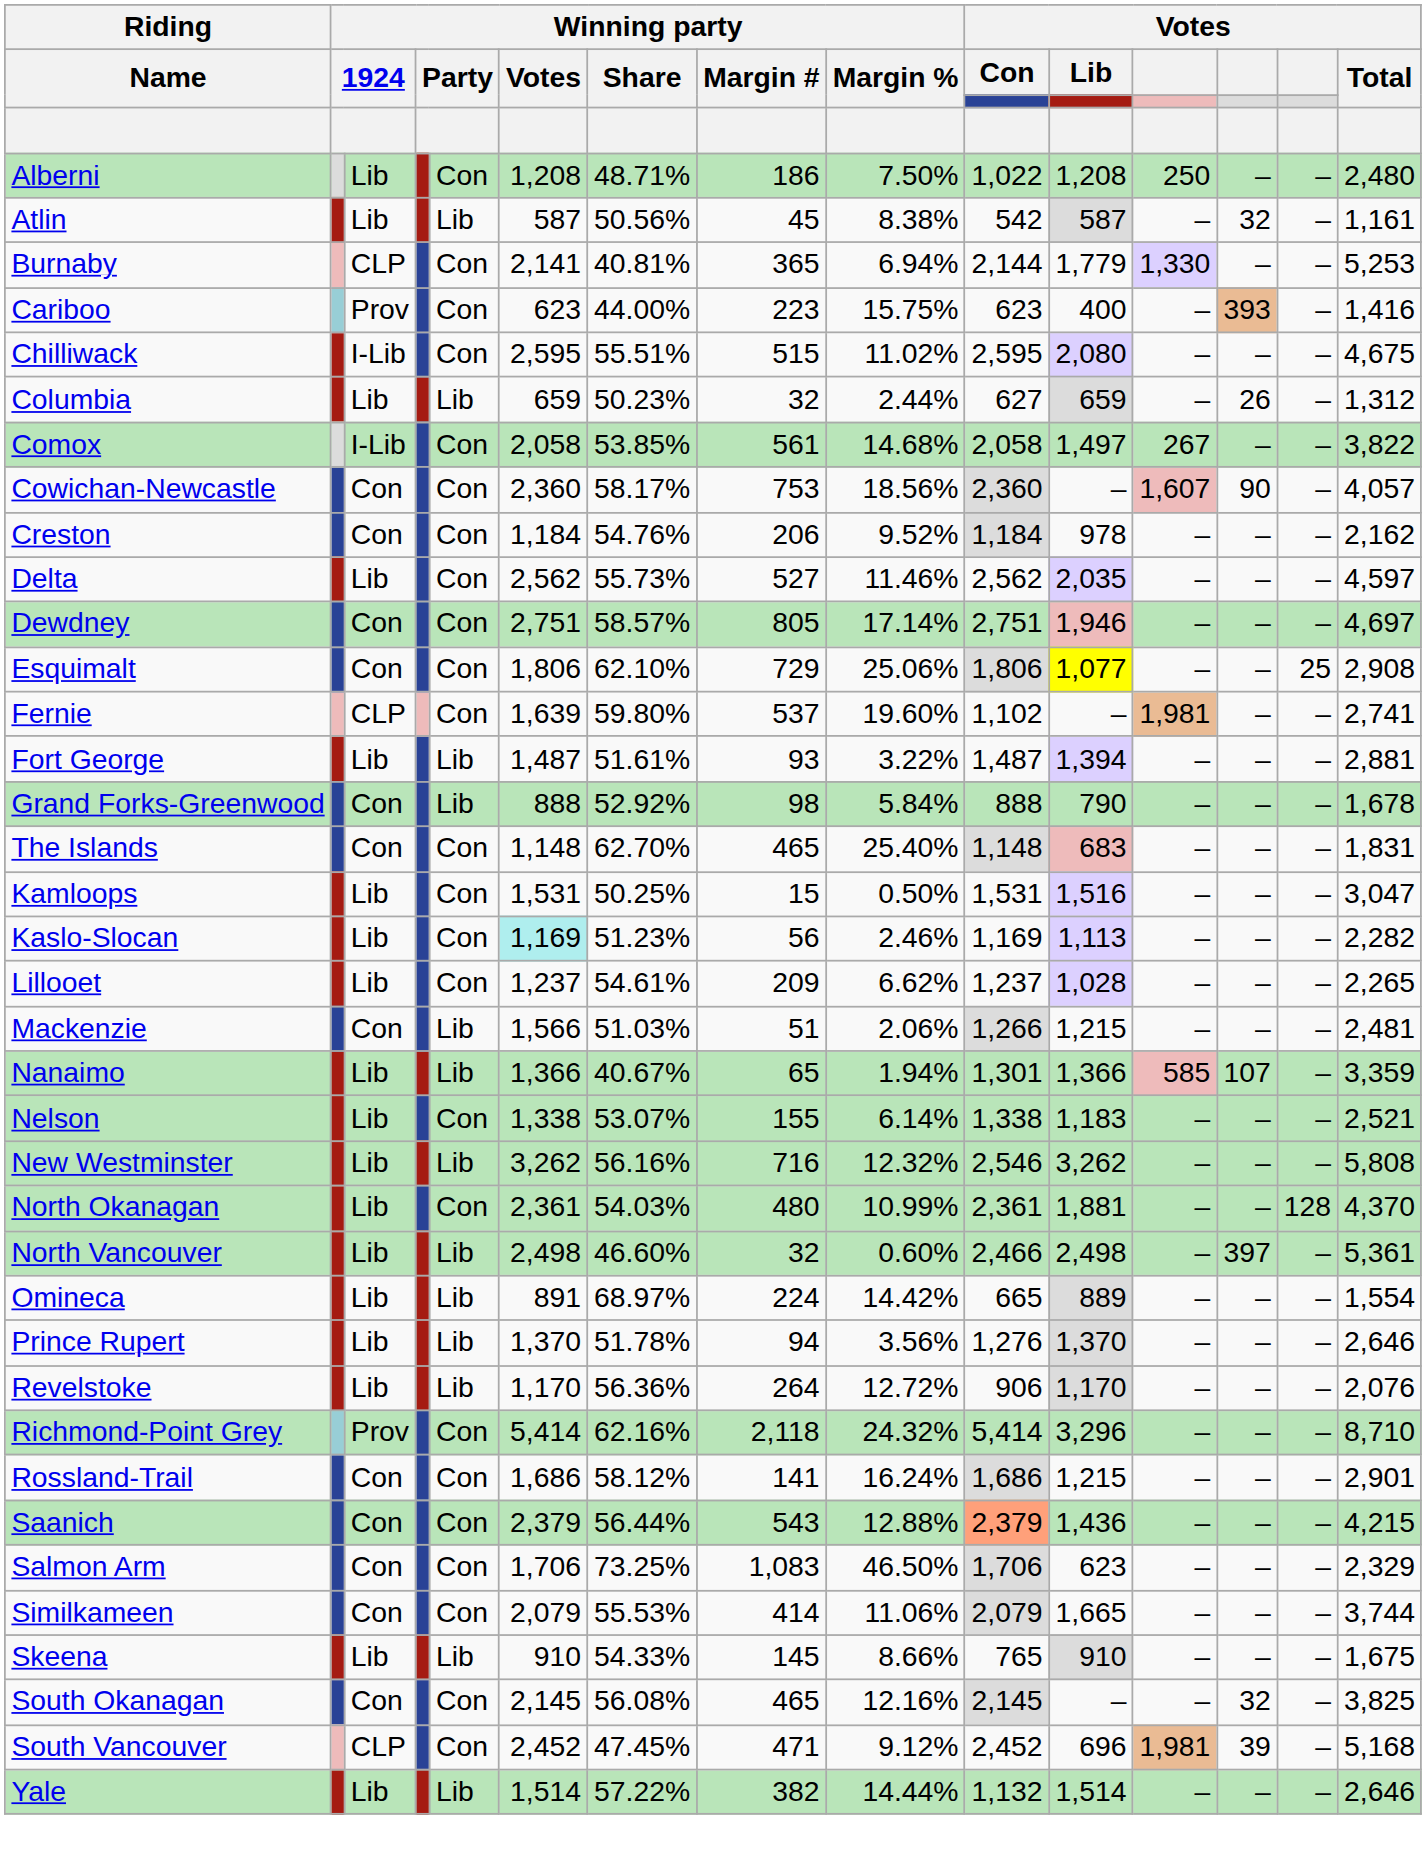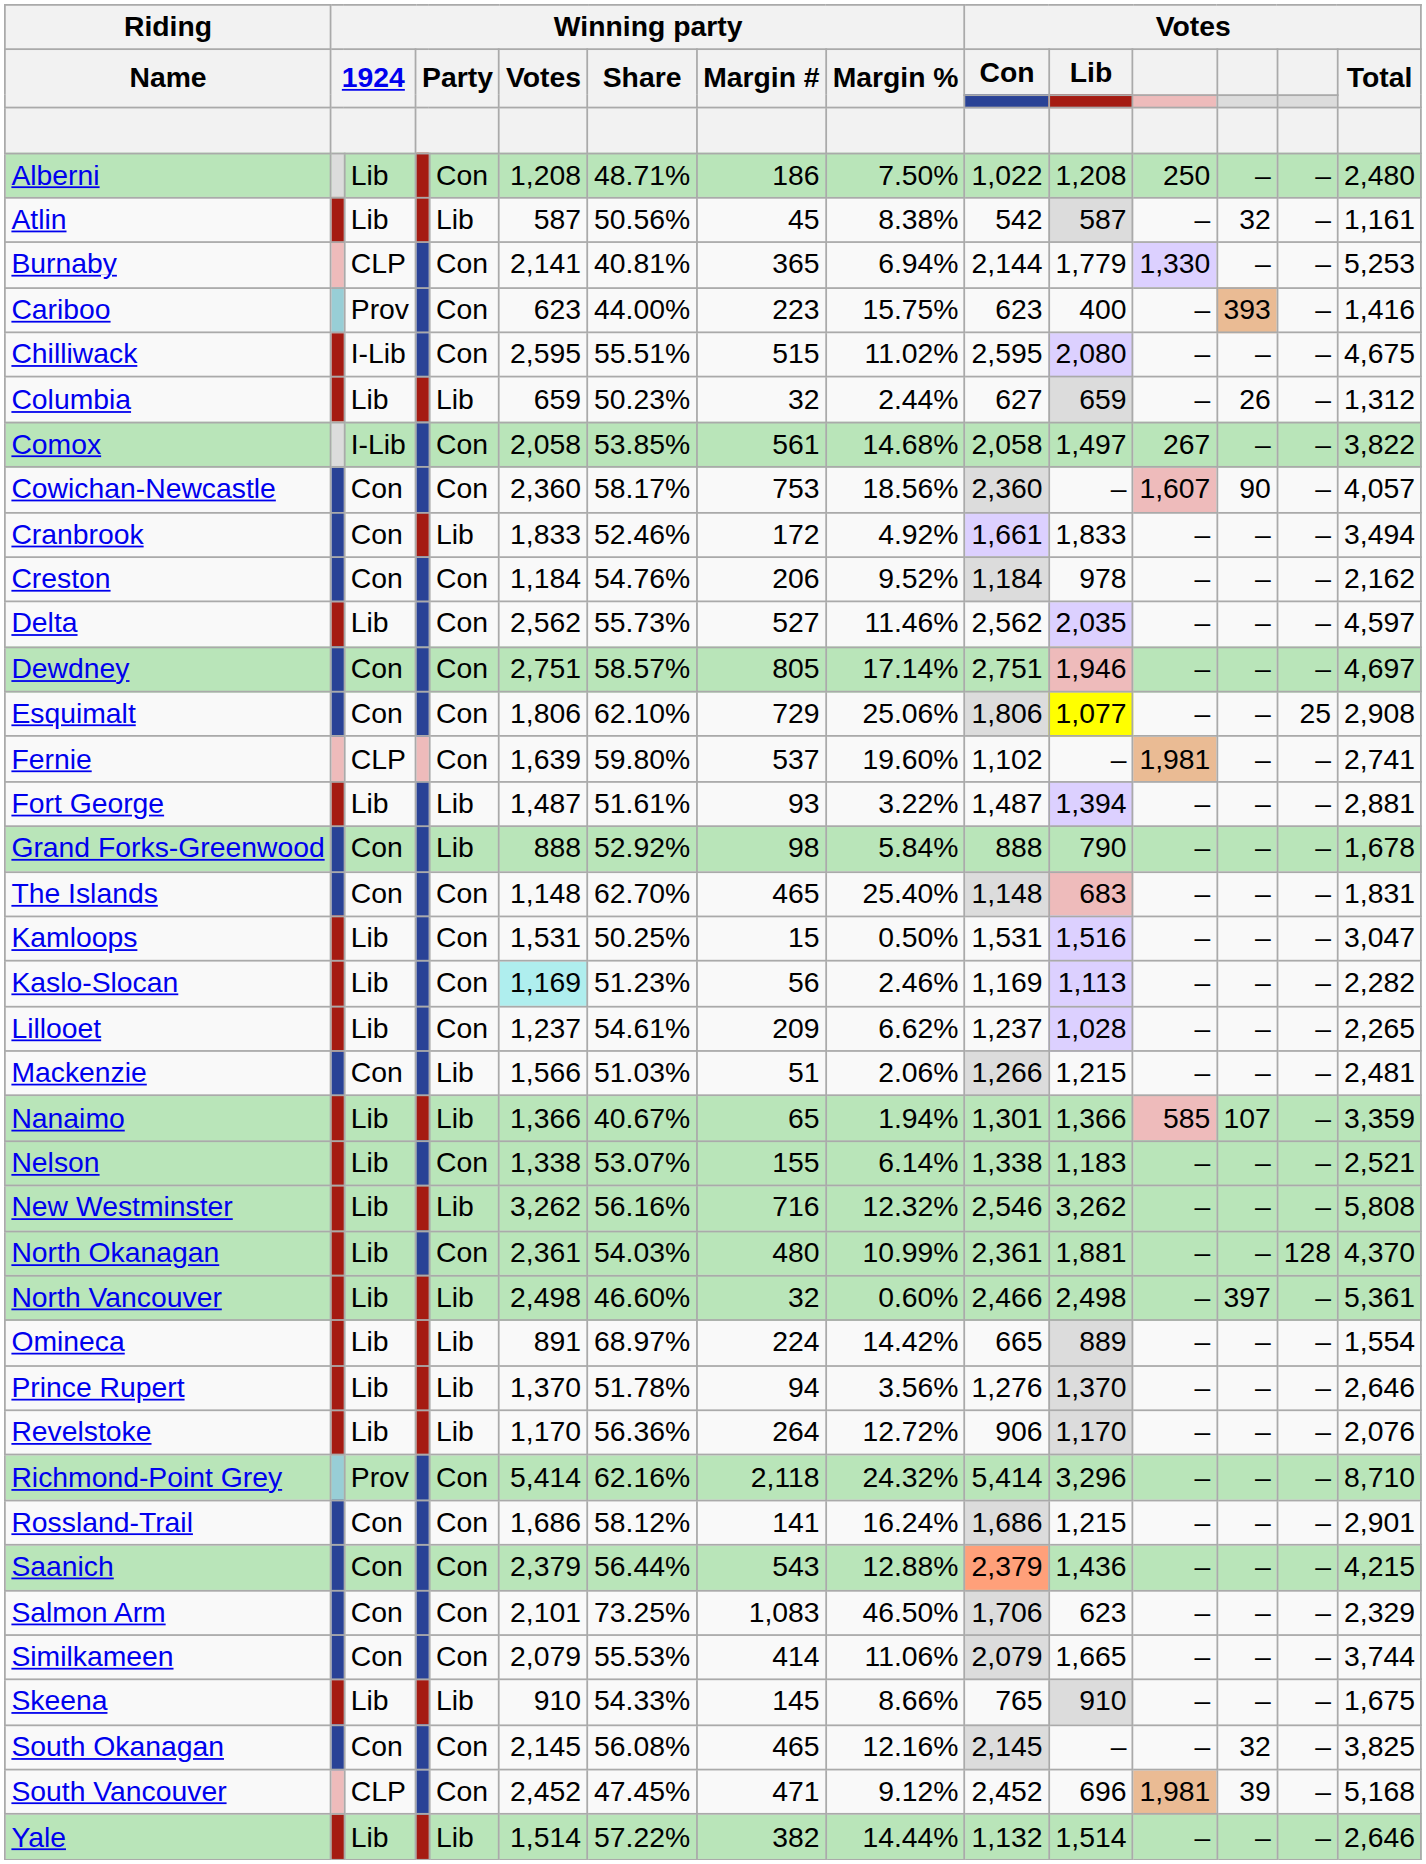+ row: (78, 534)
(546, 1567) 1,706 -> (546, 1611) 2,101
